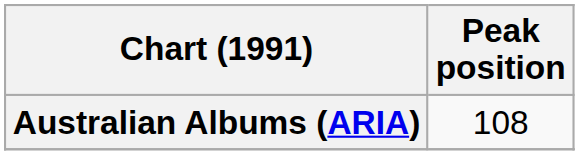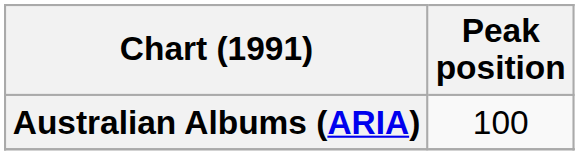(501, 121) 108 -> (501, 121) 100
